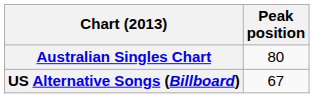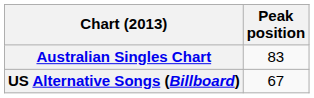(276, 57) 80 -> (276, 57) 83
